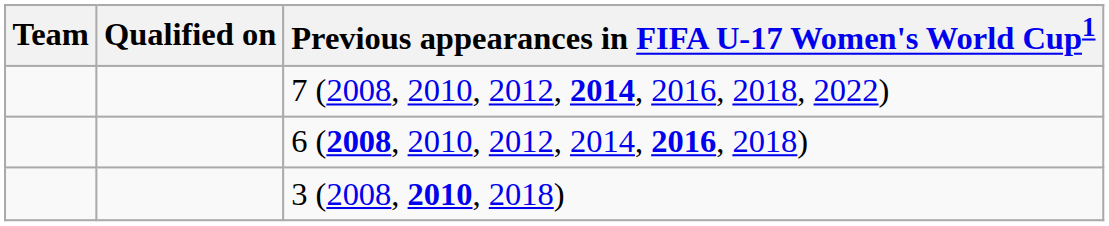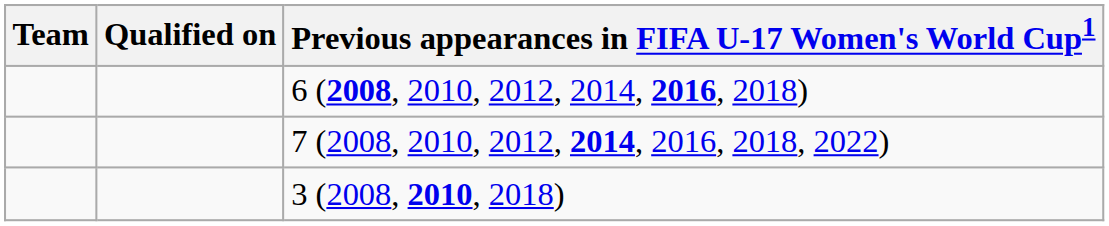rows swapped: (590, 90) <-> (550, 142)
